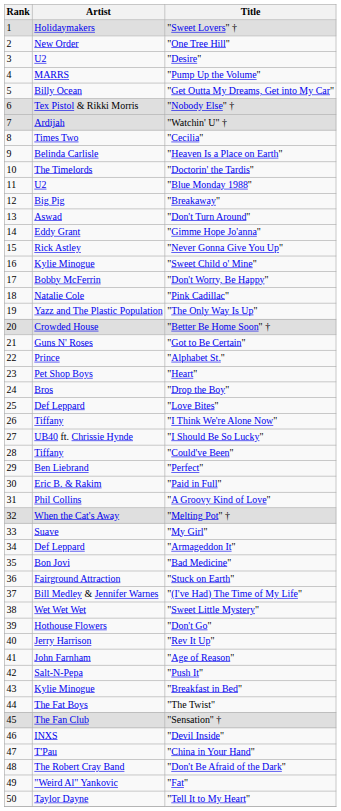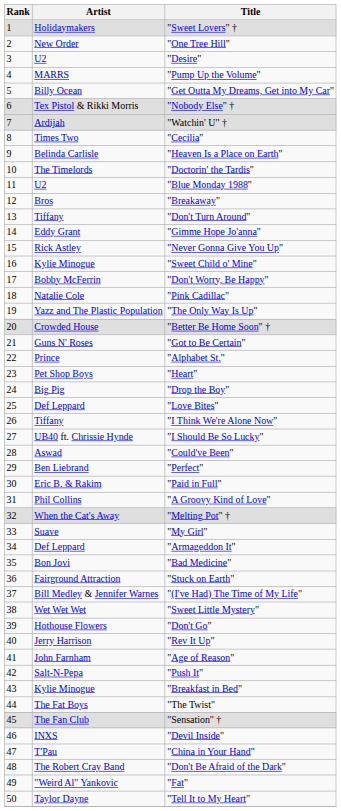(49, 201) Big Pig -> (44, 201) Bros
(48, 216) Aswad -> (49, 216) Tiffany
(44, 389) Bros -> (49, 389) Big Pig
(49, 452) Tiffany -> (48, 452) Aswad
